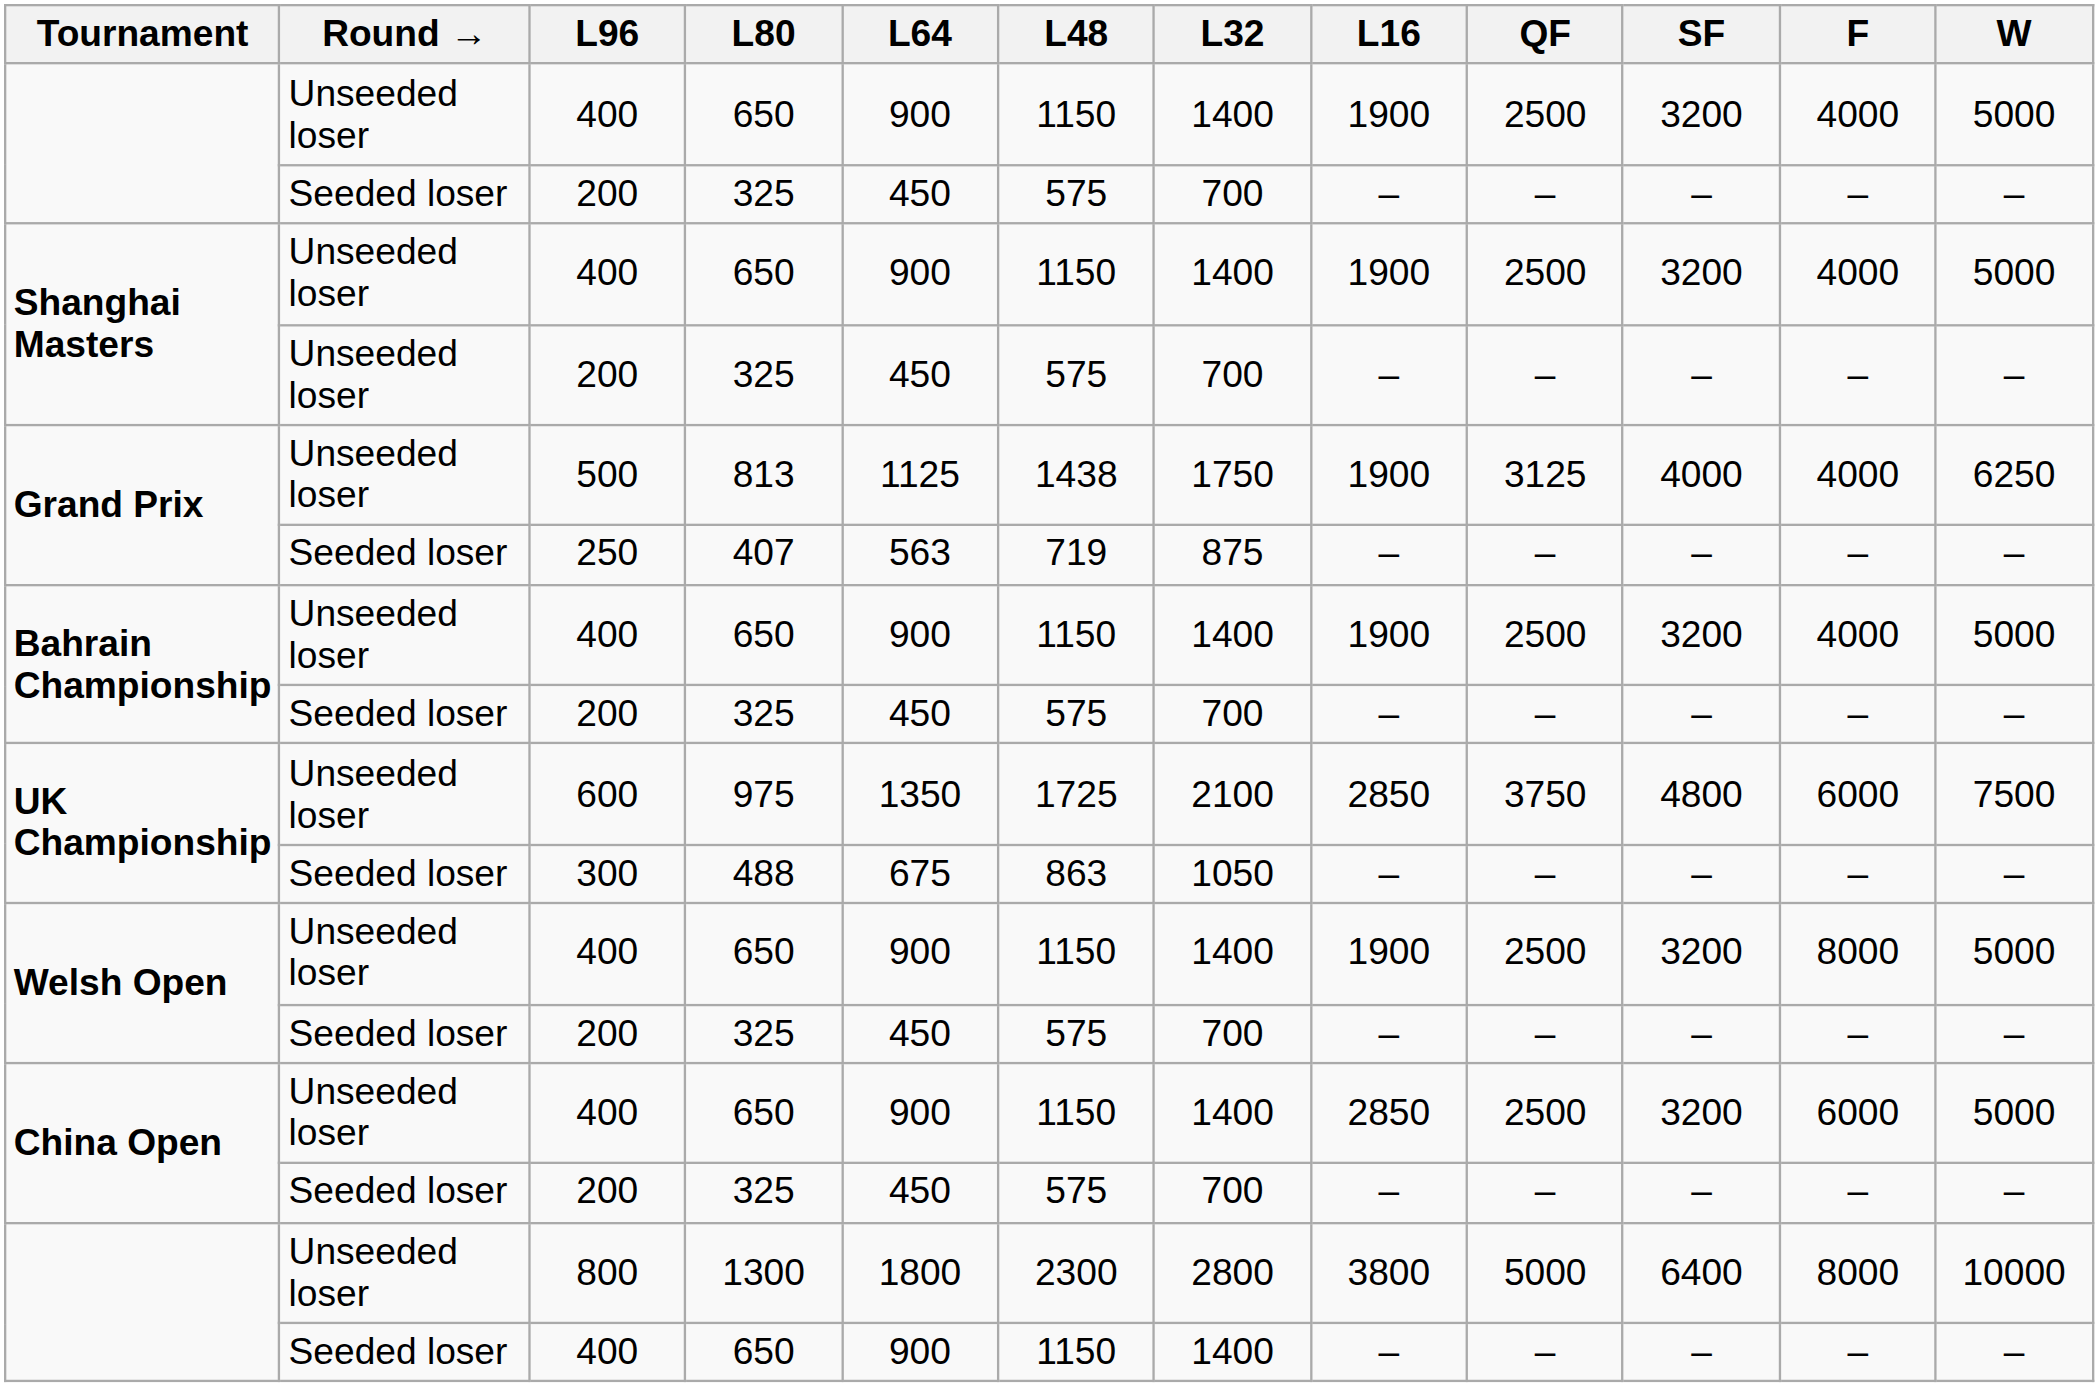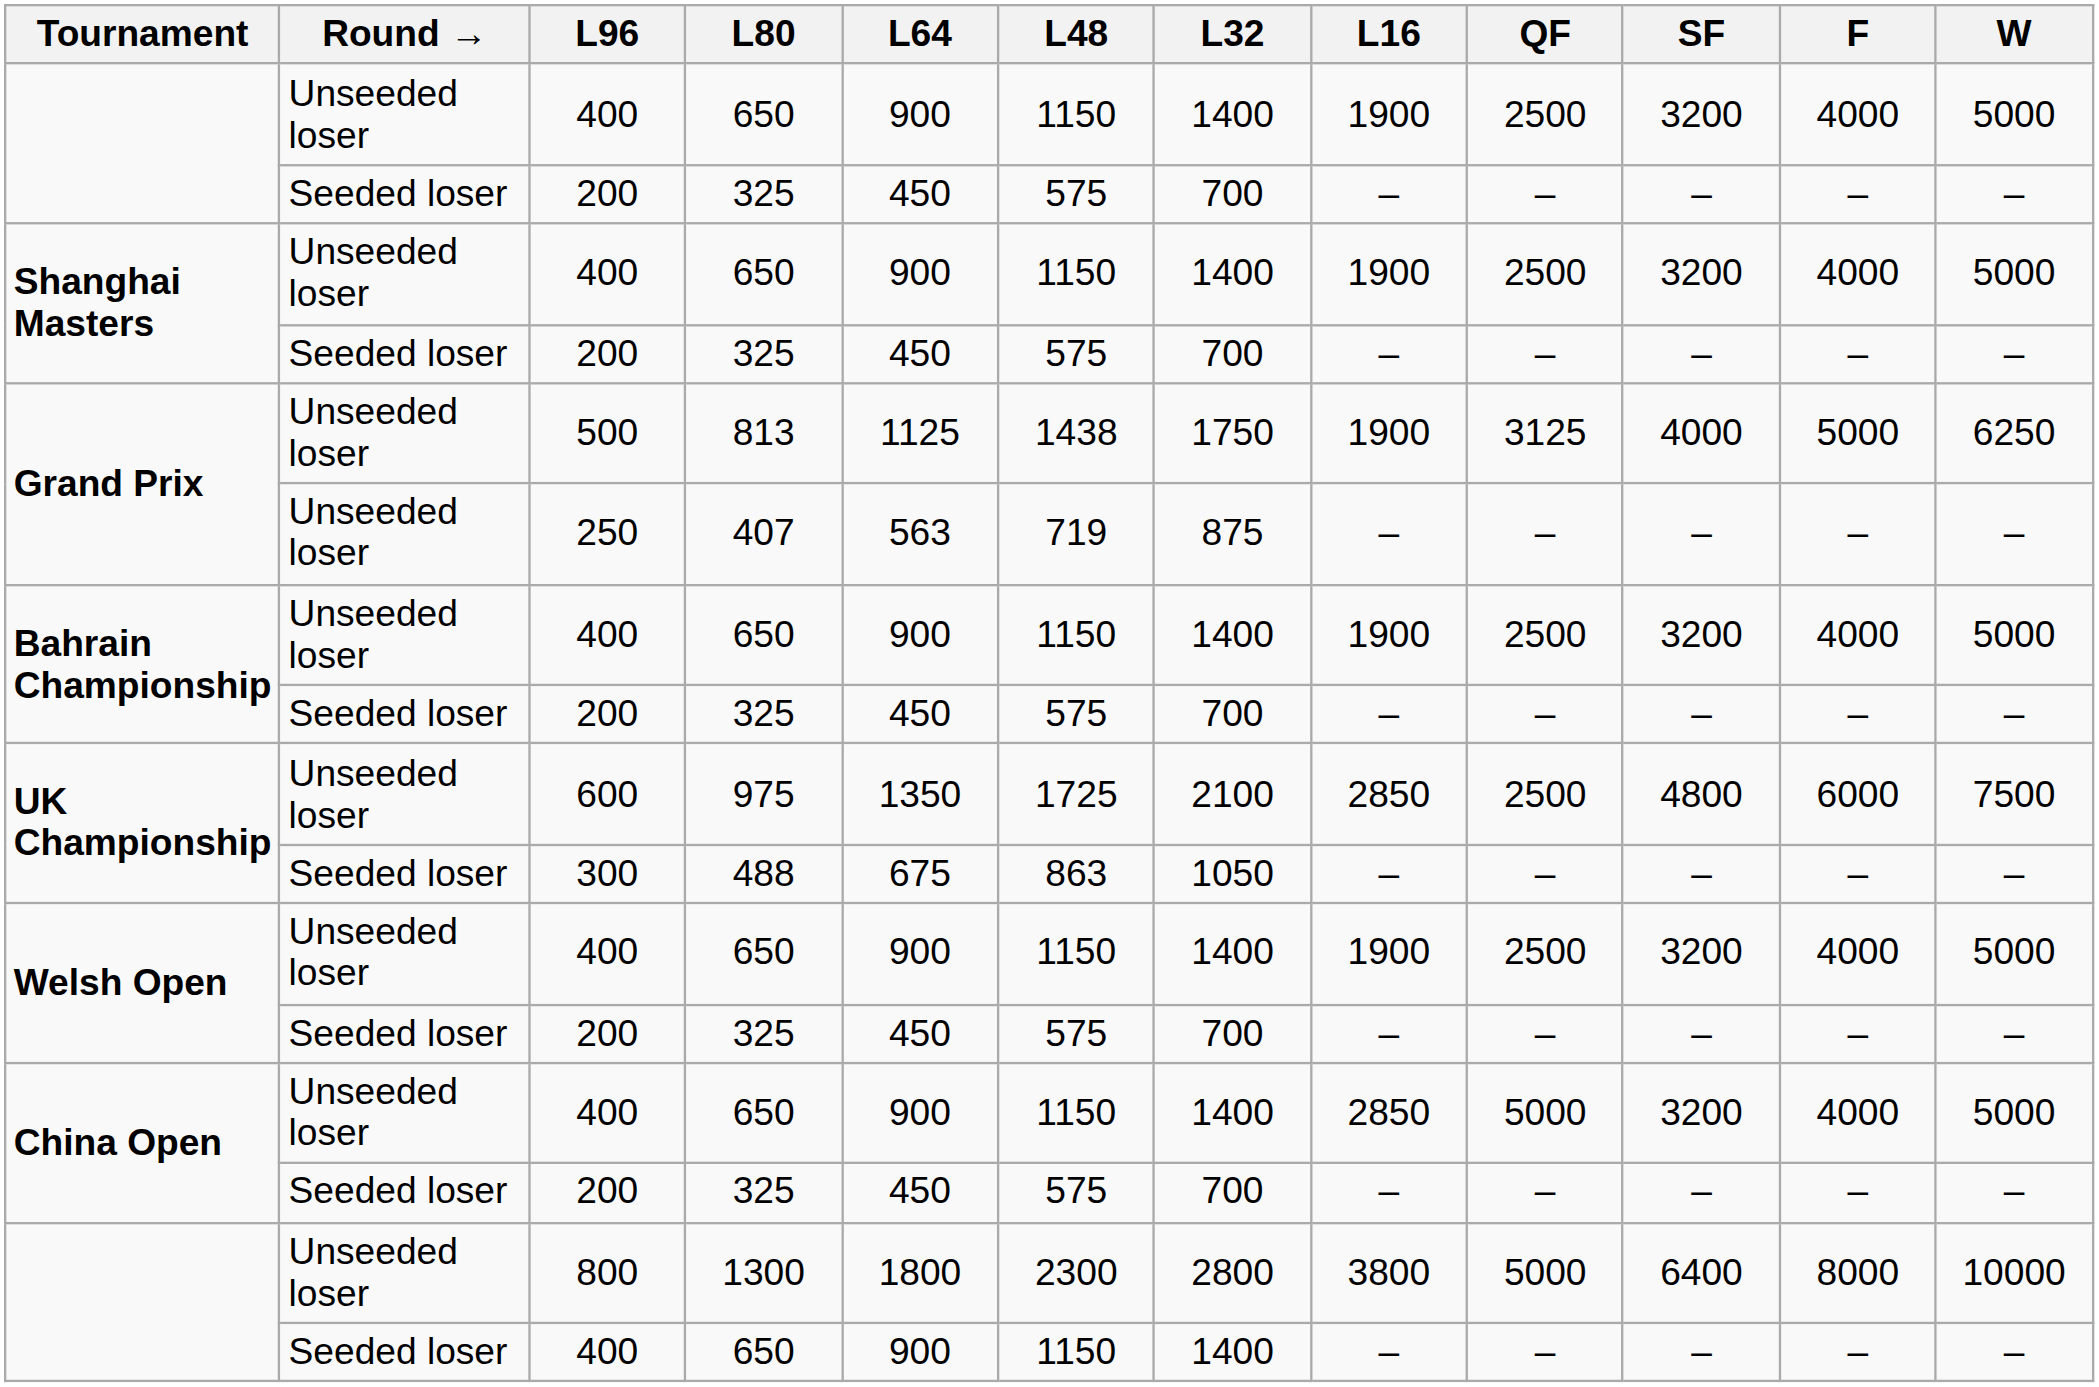(373, 373) Unseeded loser -> (398, 352) Seeded loser
(1858, 474) 4000 -> (1858, 432) 5000
(398, 554) Seeded loser -> (373, 533) Unseeded loser
(1545, 793) 3750 -> (1545, 793) 2500
(1858, 952) 8000 -> (1858, 952) 4000
(1545, 1112) 2500 -> (1545, 1112) 5000
(1858, 1112) 6000 -> (1858, 1112) 4000
